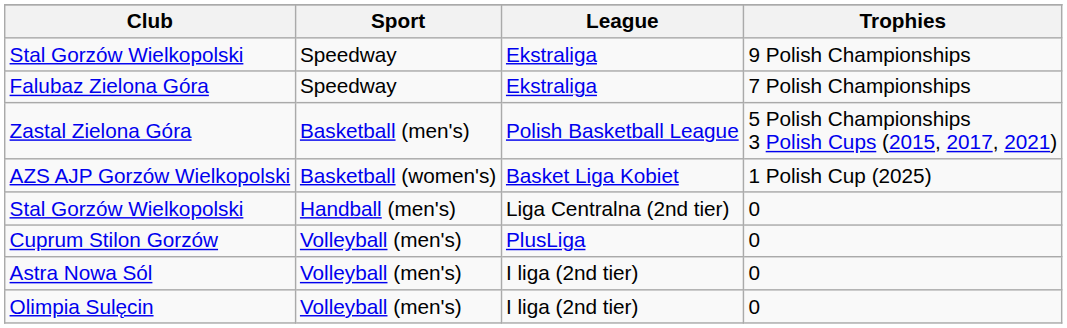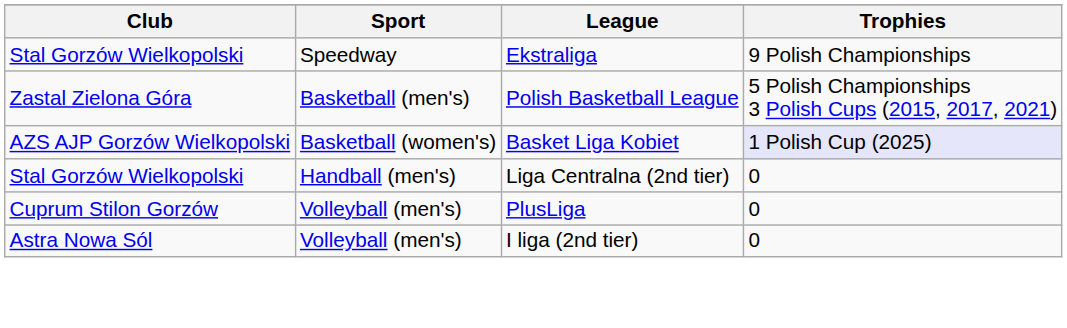- row: (109, 87)
(840, 176) no background -> (840, 143) lavender background
- row: (82, 307)
